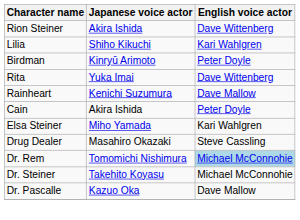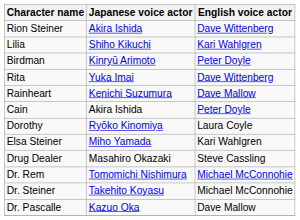+ row: (25, 126)
(245, 158) lightblue background -> (245, 175) no background
